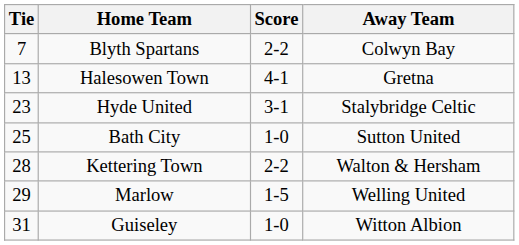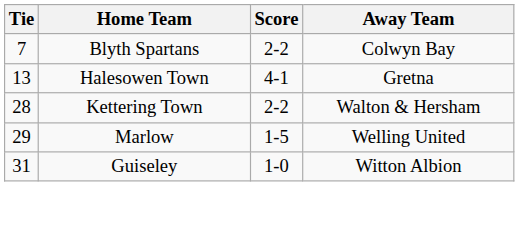- row: (144, 107)
- row: (144, 136)
